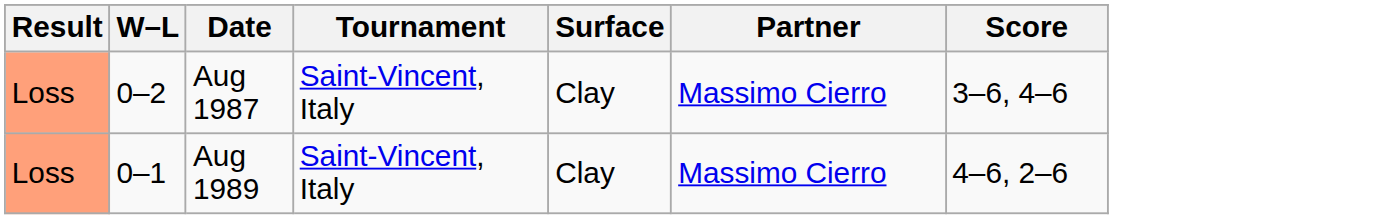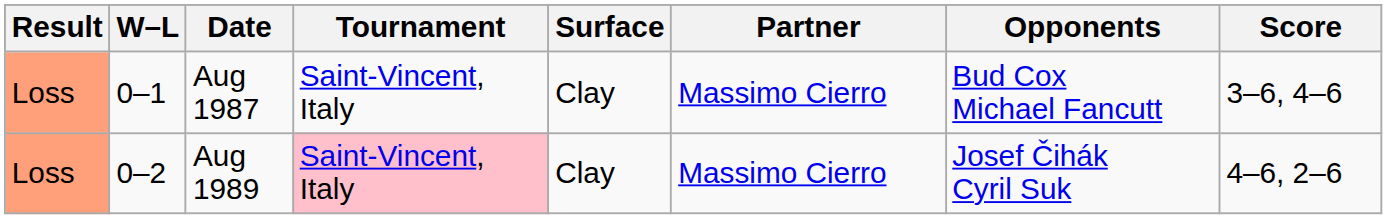+ column: (1082, 28)
(141, 92) 0–2 -> (141, 92) 0–1
(141, 172) 0–1 -> (141, 172) 0–2
(392, 172) no background -> (392, 172) pink background
